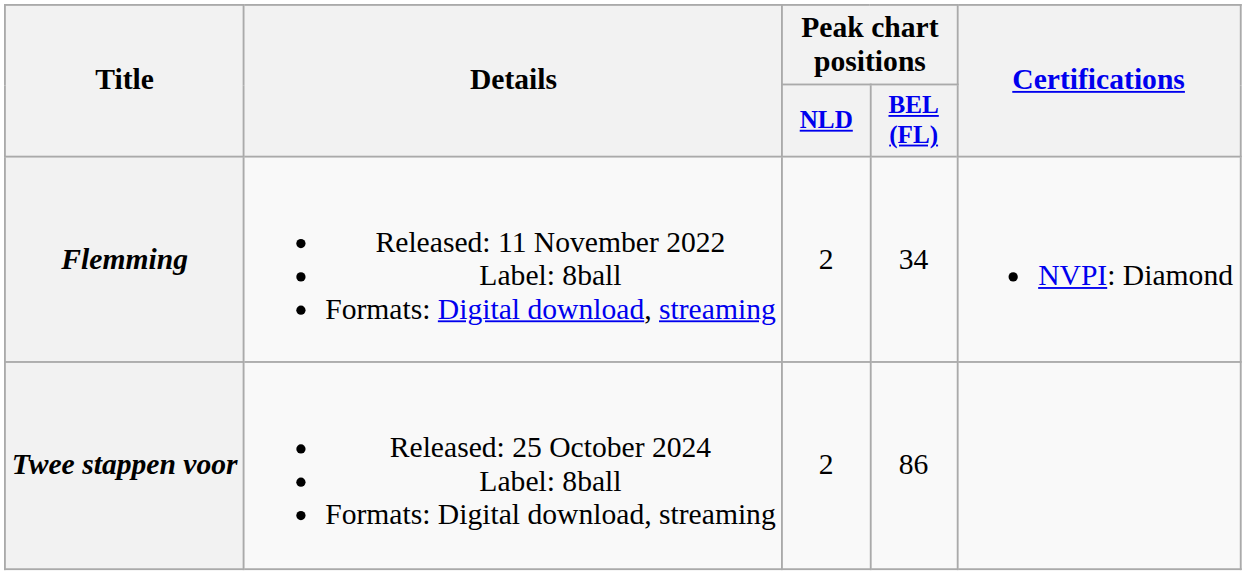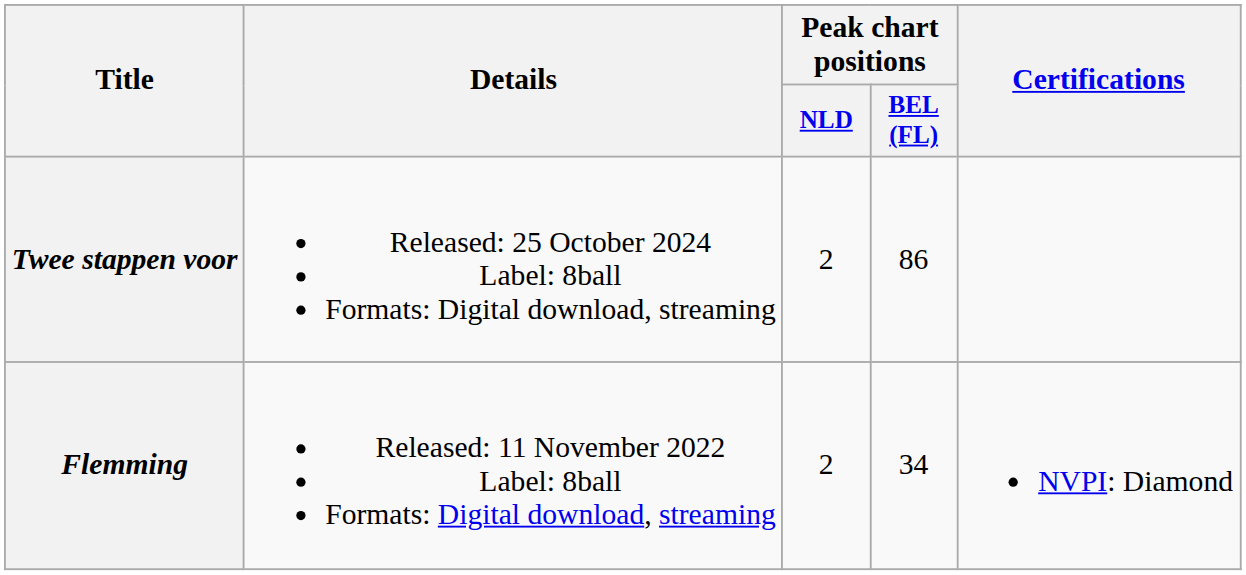rows swapped: (125, 258) <-> (125, 464)
